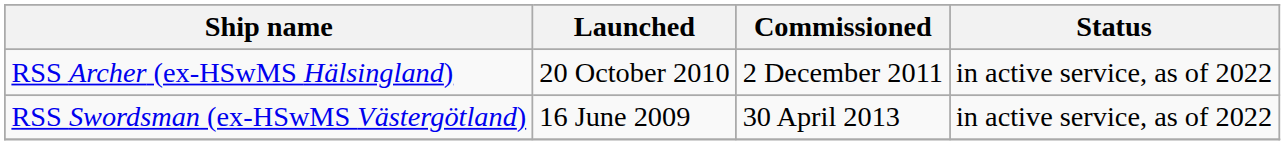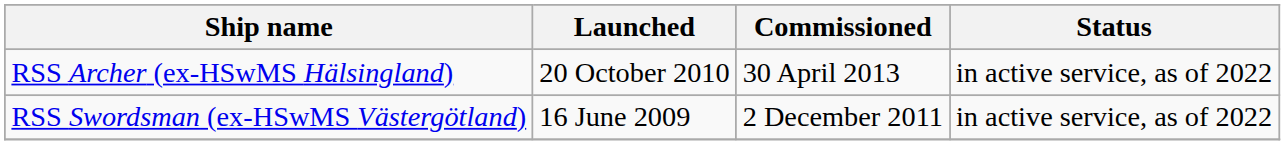(843, 71) 2 December 2011 -> (821, 71) 30 April 2013
(821, 116) 30 April 2013 -> (843, 116) 2 December 2011
